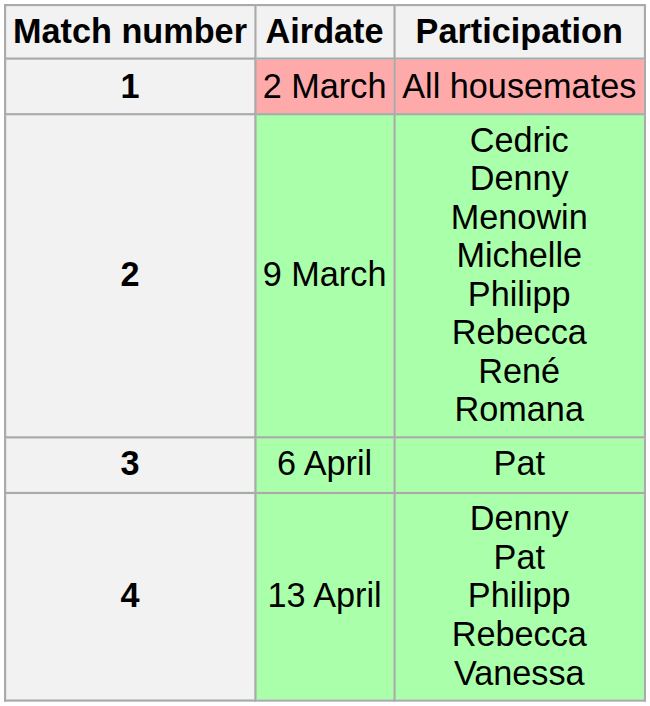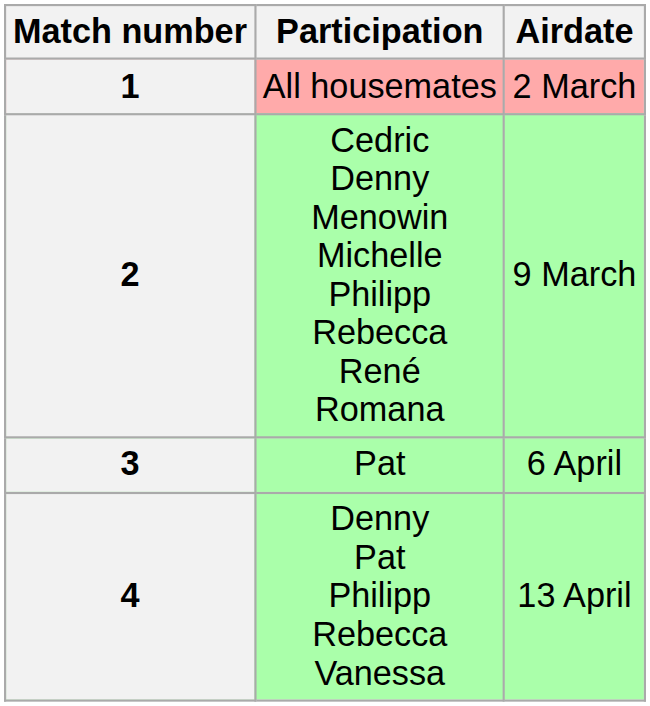columns swapped: (325, 31) <-> (519, 31)
